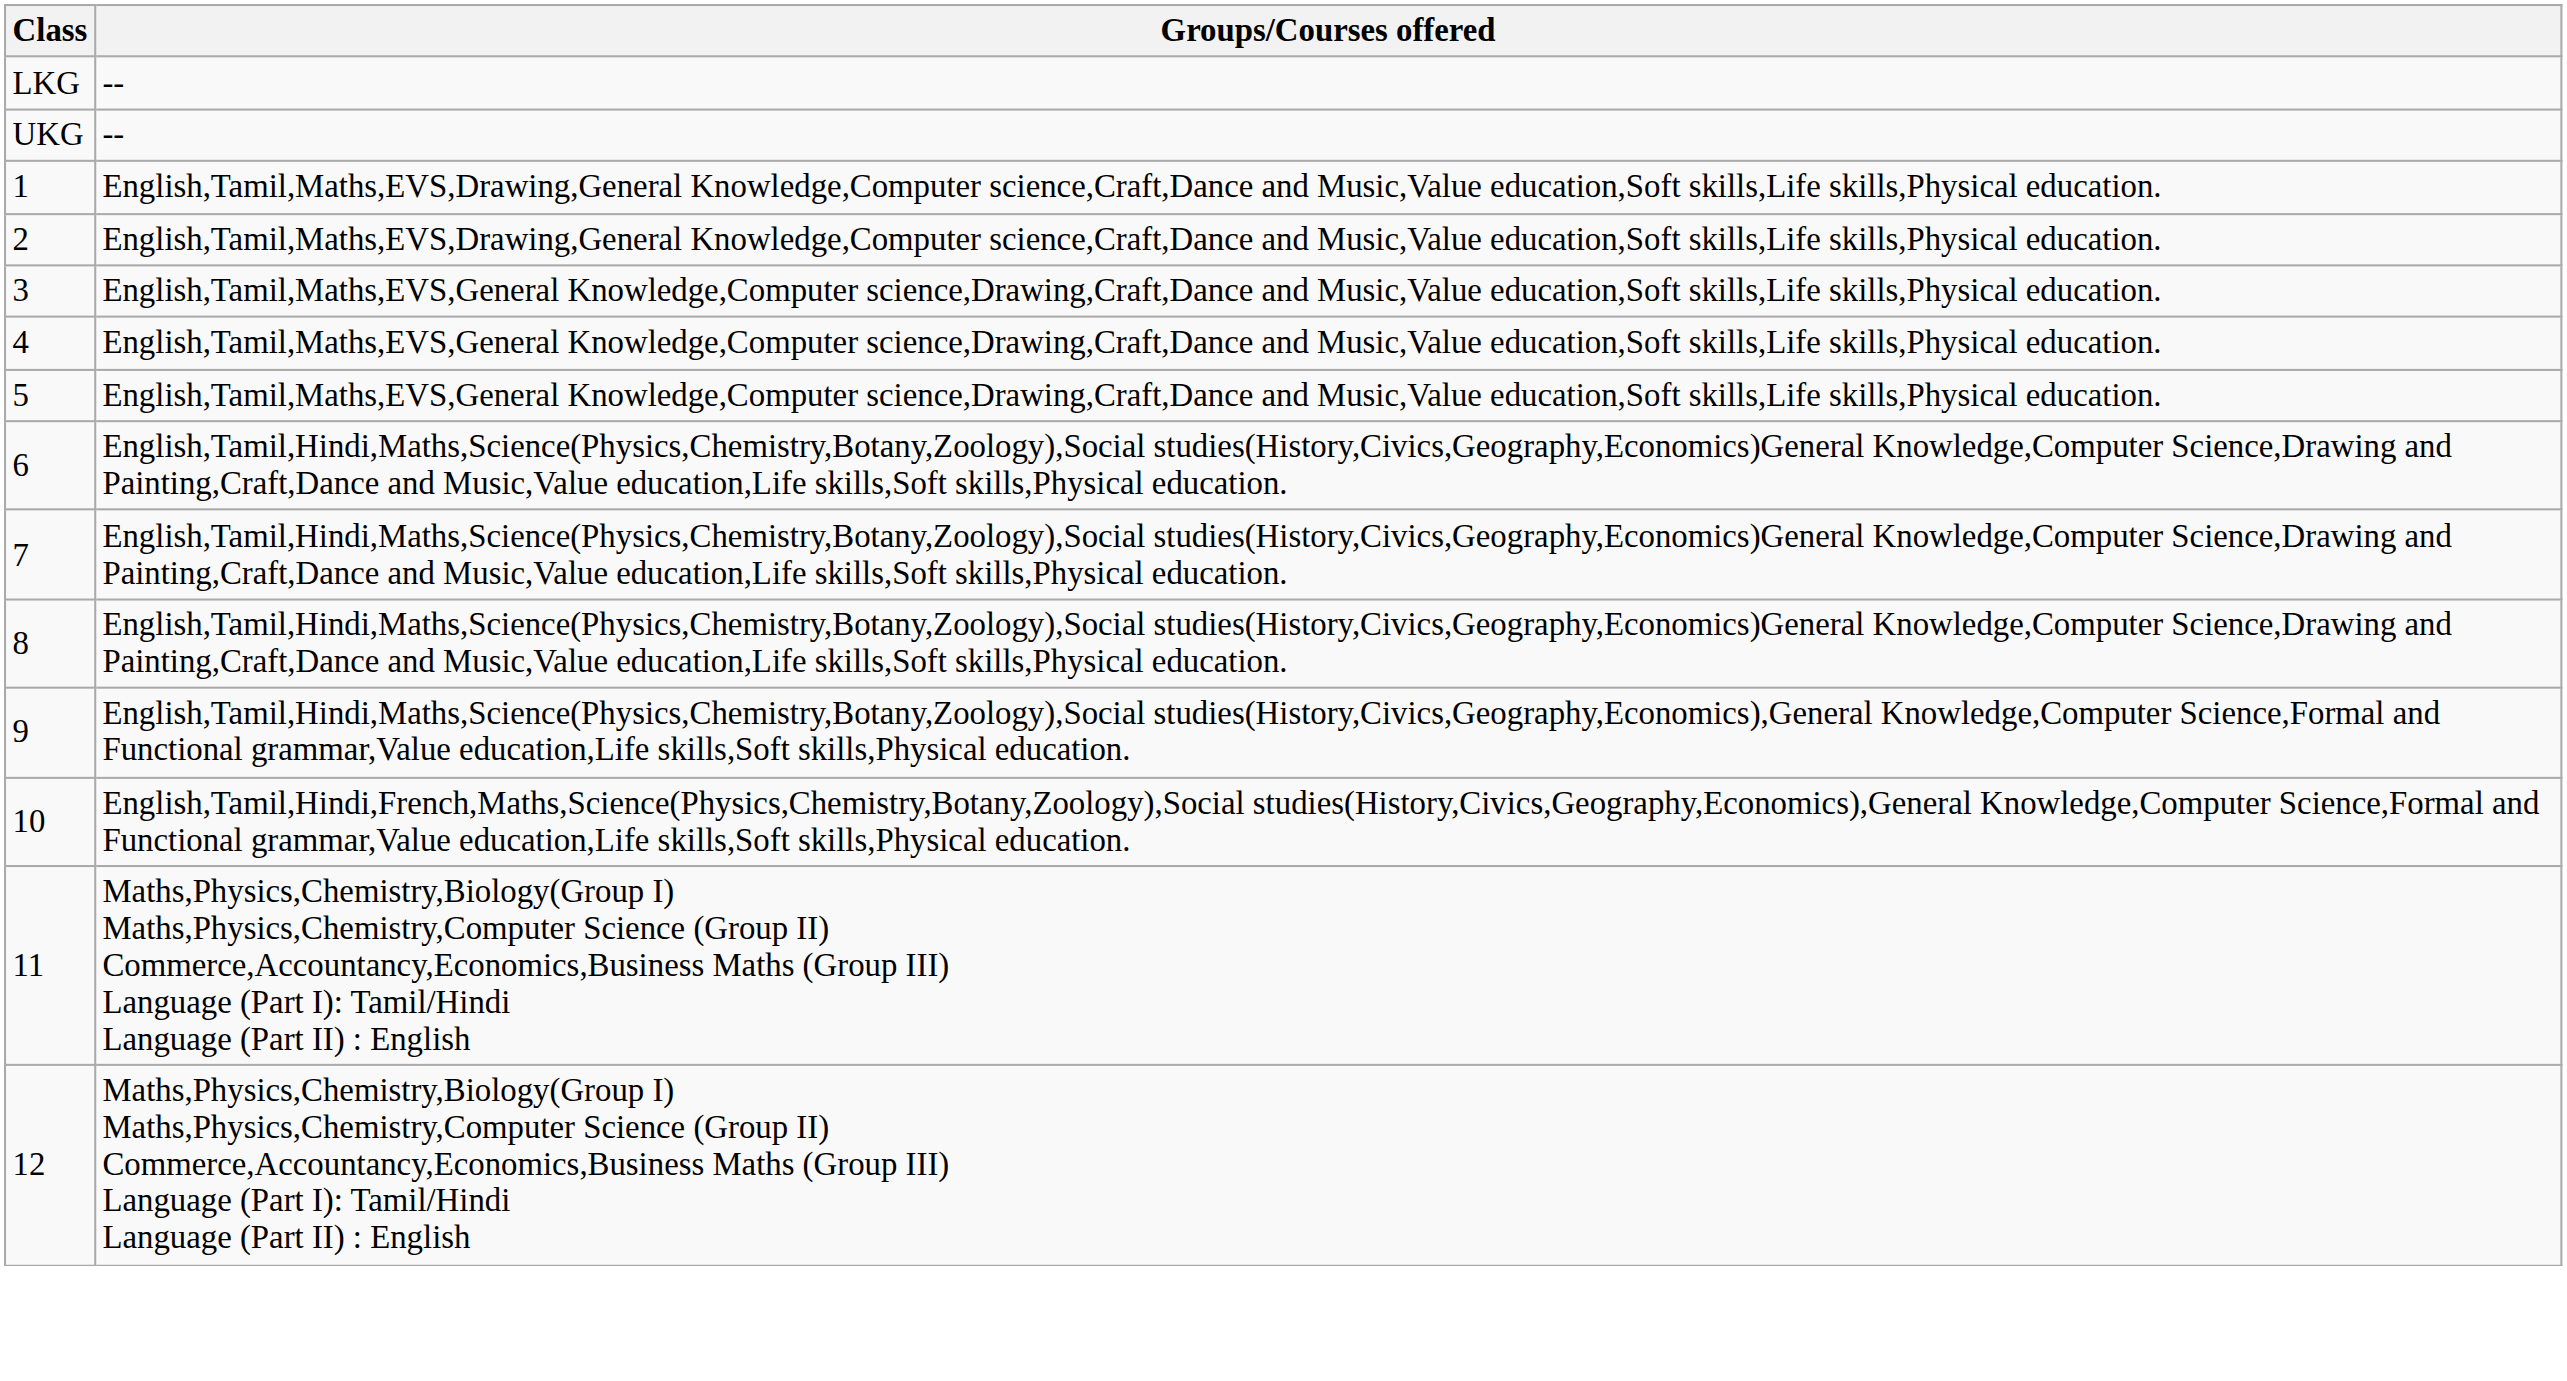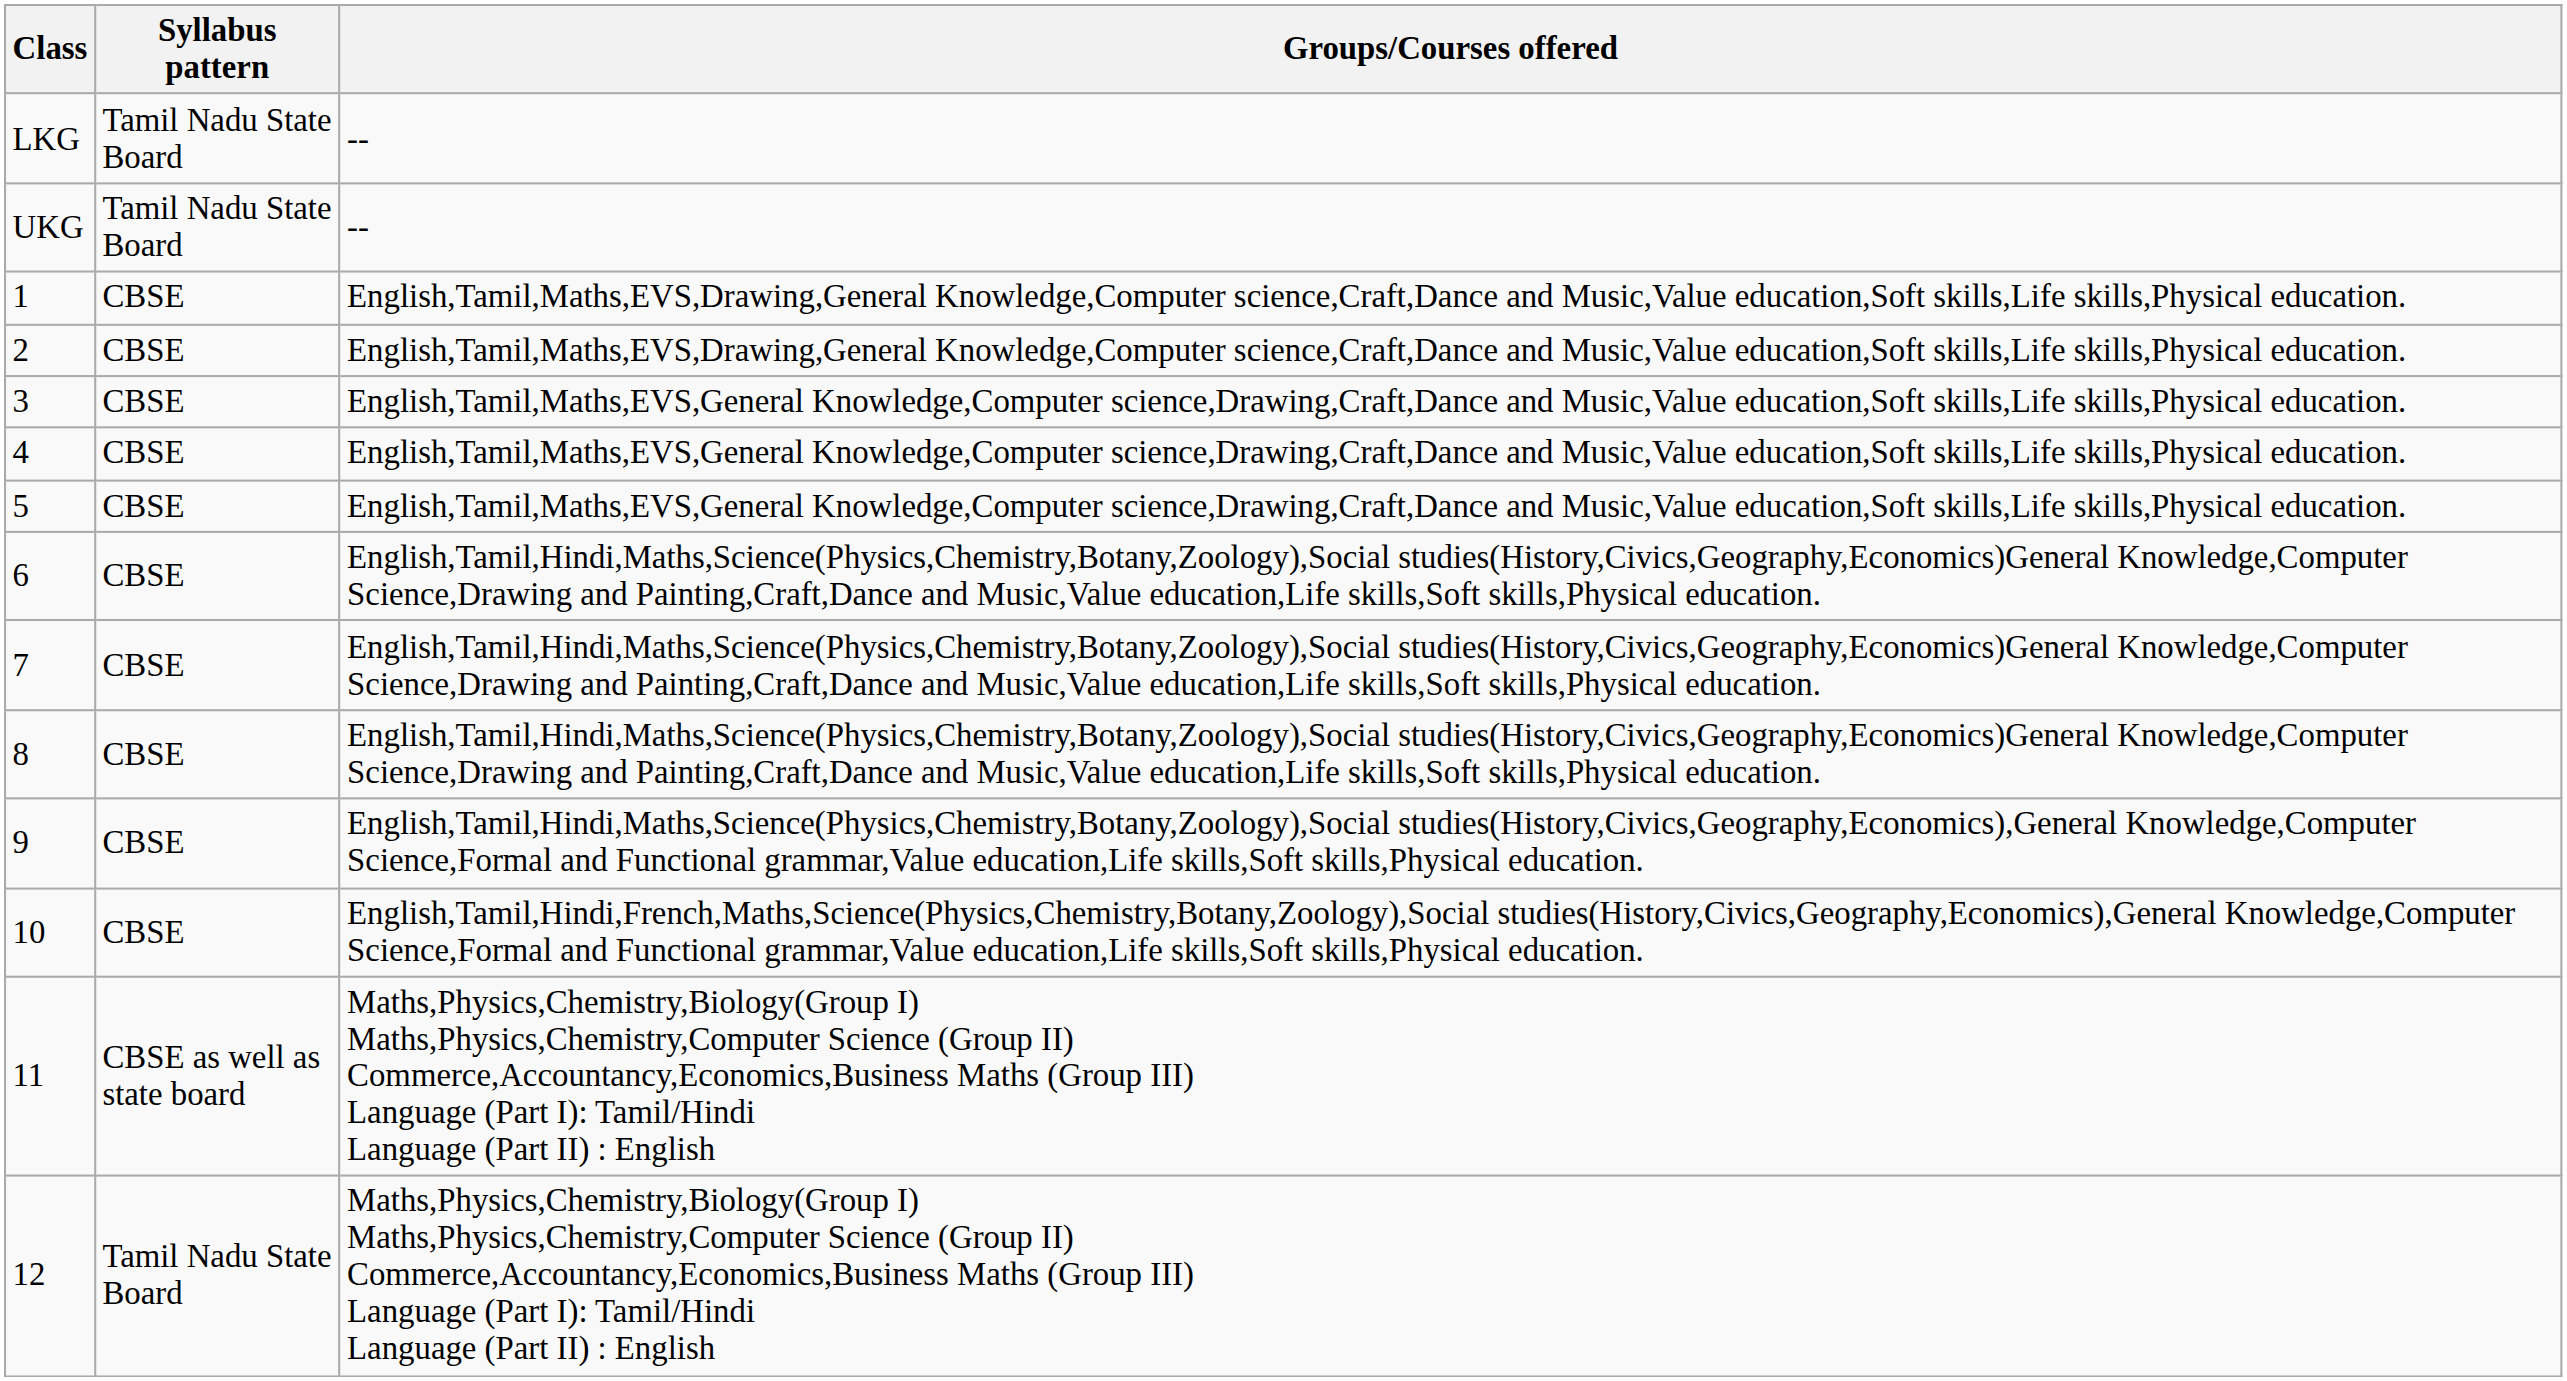+ column: (217, 48)
